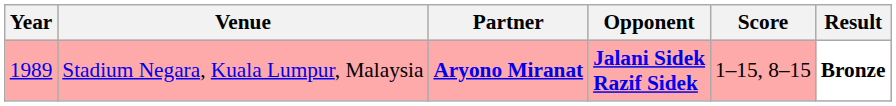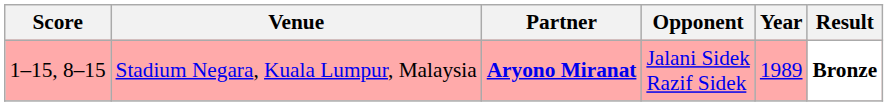columns swapped: (31, 22) <-> (763, 22)
(649, 70) bold -> (698, 70) normal
